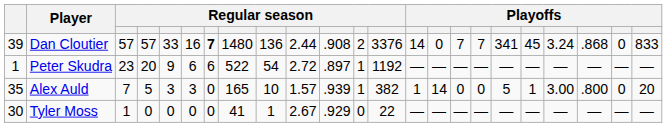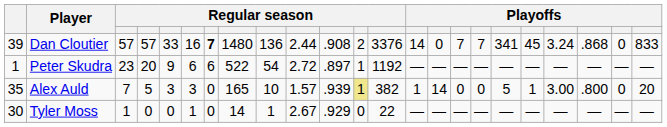(361, 89) no background -> (361, 89) khaki background
(193, 111) 0 -> (193, 111) 1
(237, 111) 41 -> (237, 111) 14
